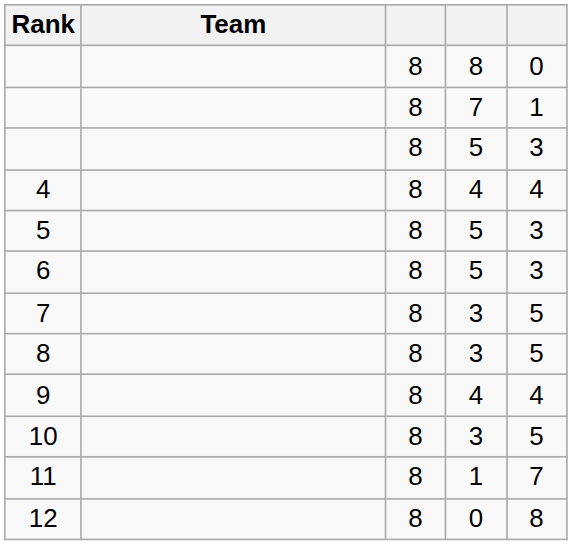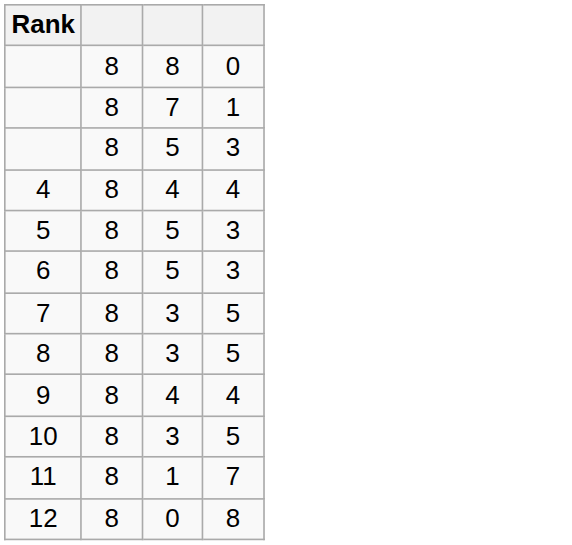- column: (233, 25)
